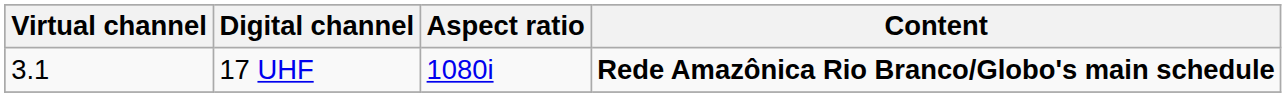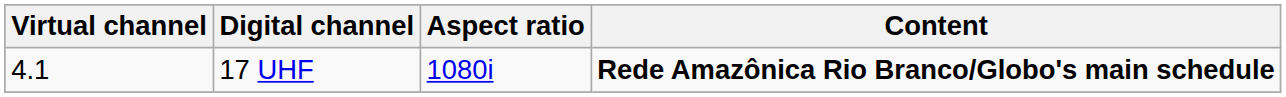(30, 69) 3.1 -> (30, 69) 4.1
